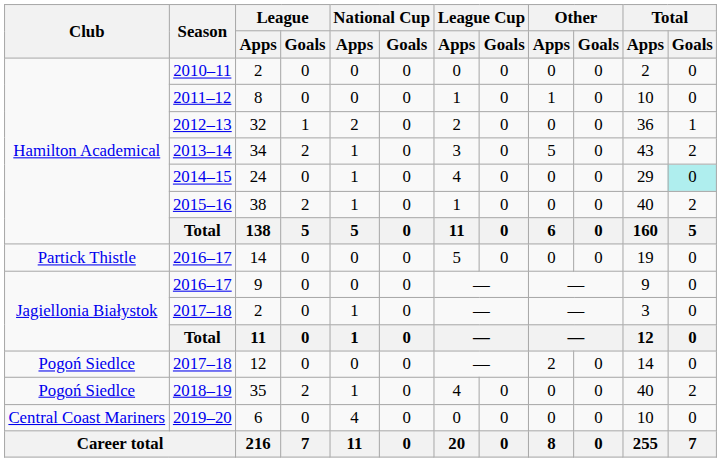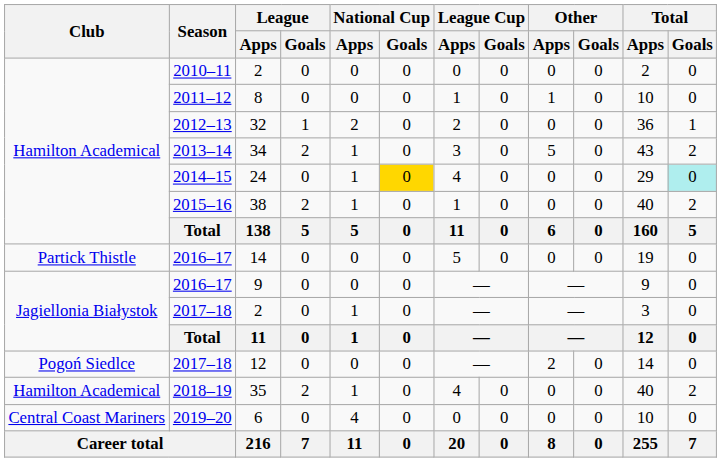(407, 177) no background -> (407, 177) gold background
(87, 390) Pogoń Siedlce -> (87, 390) Hamilton Academical
